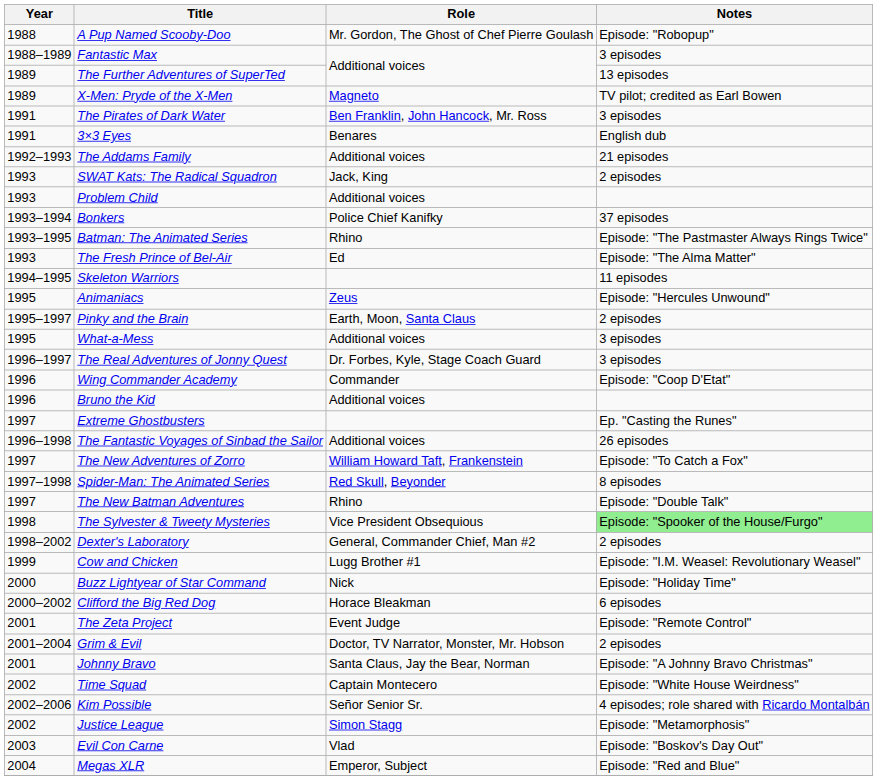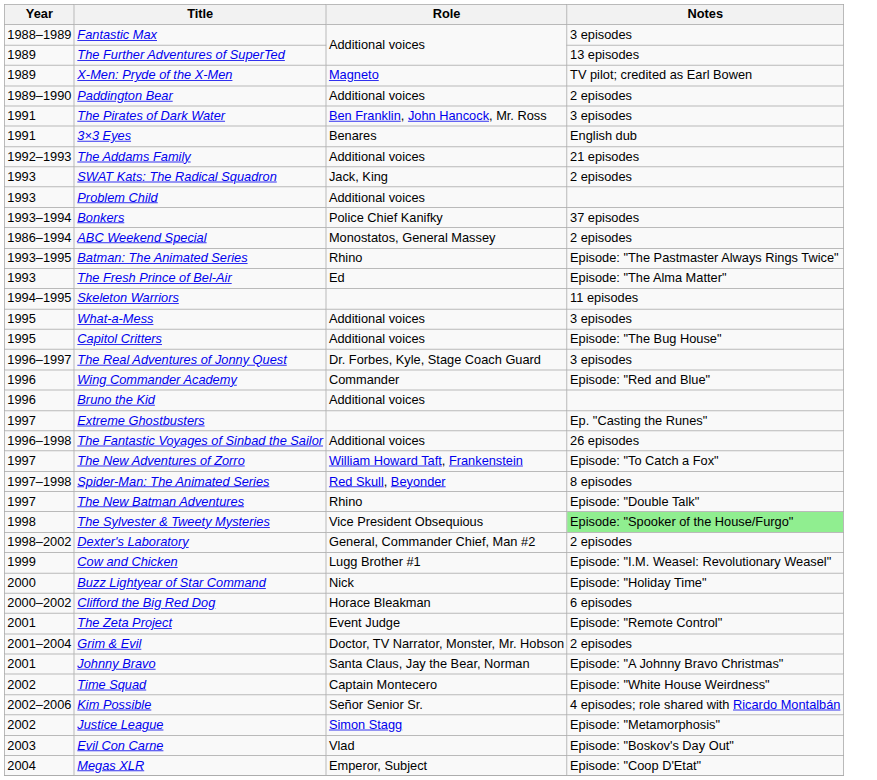- row: (154, 34)
+ row: (125, 95)
+ row: (142, 237)
- row: (110, 298)
- row: (133, 319)
+ row: (120, 339)
(665, 380) Episode: "Coop D'Etat" -> (640, 380) Episode: "Red and Blue"
(669, 765) Episode: "Red and Blue" -> (636, 765) Episode: "Coop D'Etat"
